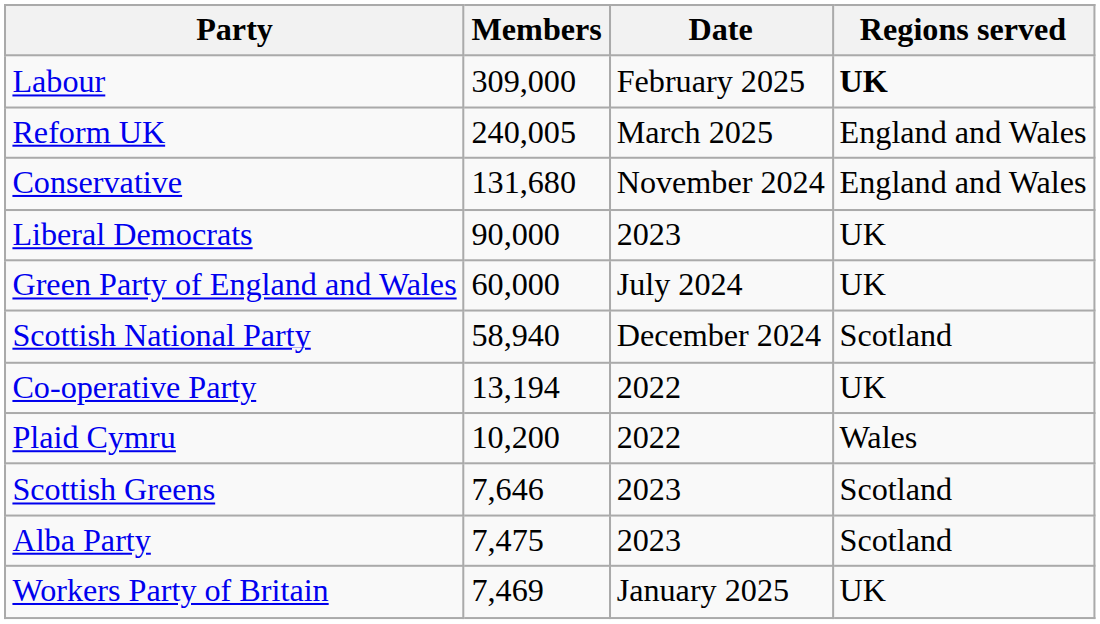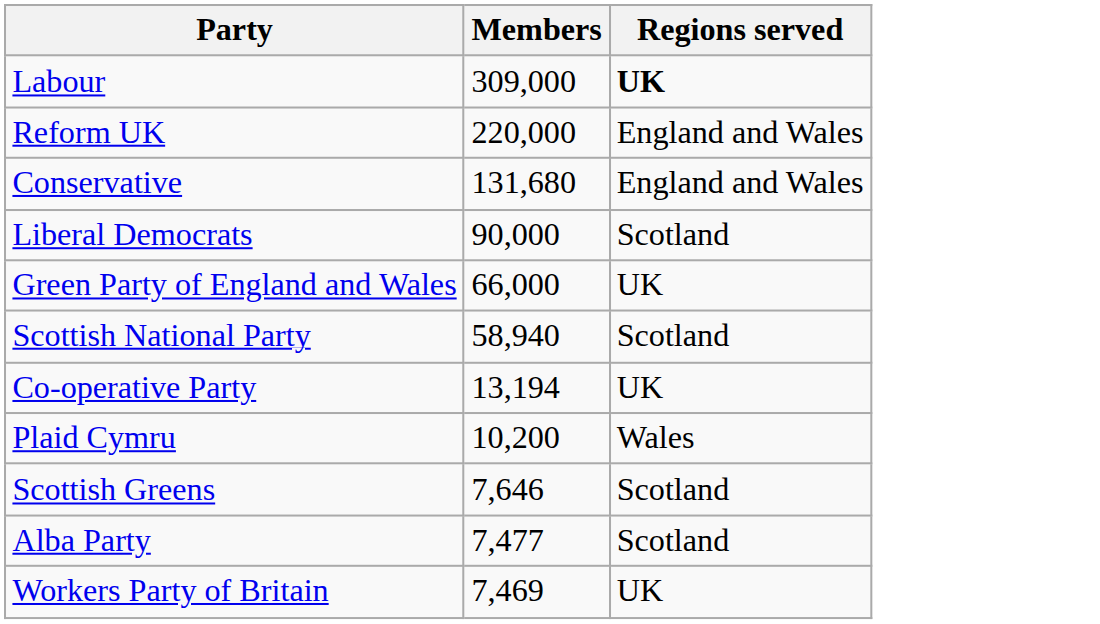- column: (721, 30)
(524, 132) 240,005 -> (524, 132) 220,000
(863, 234) UK -> (673, 234) Scotland
(516, 285) 60,000 -> (516, 285) 66,000
(508, 540) 7,475 -> (508, 540) 7,477
